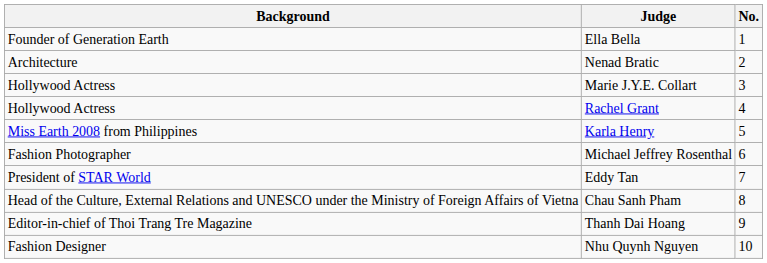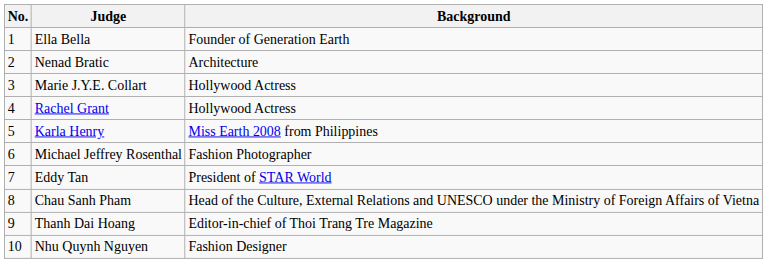columns swapped: (749, 16) <-> (293, 16)
